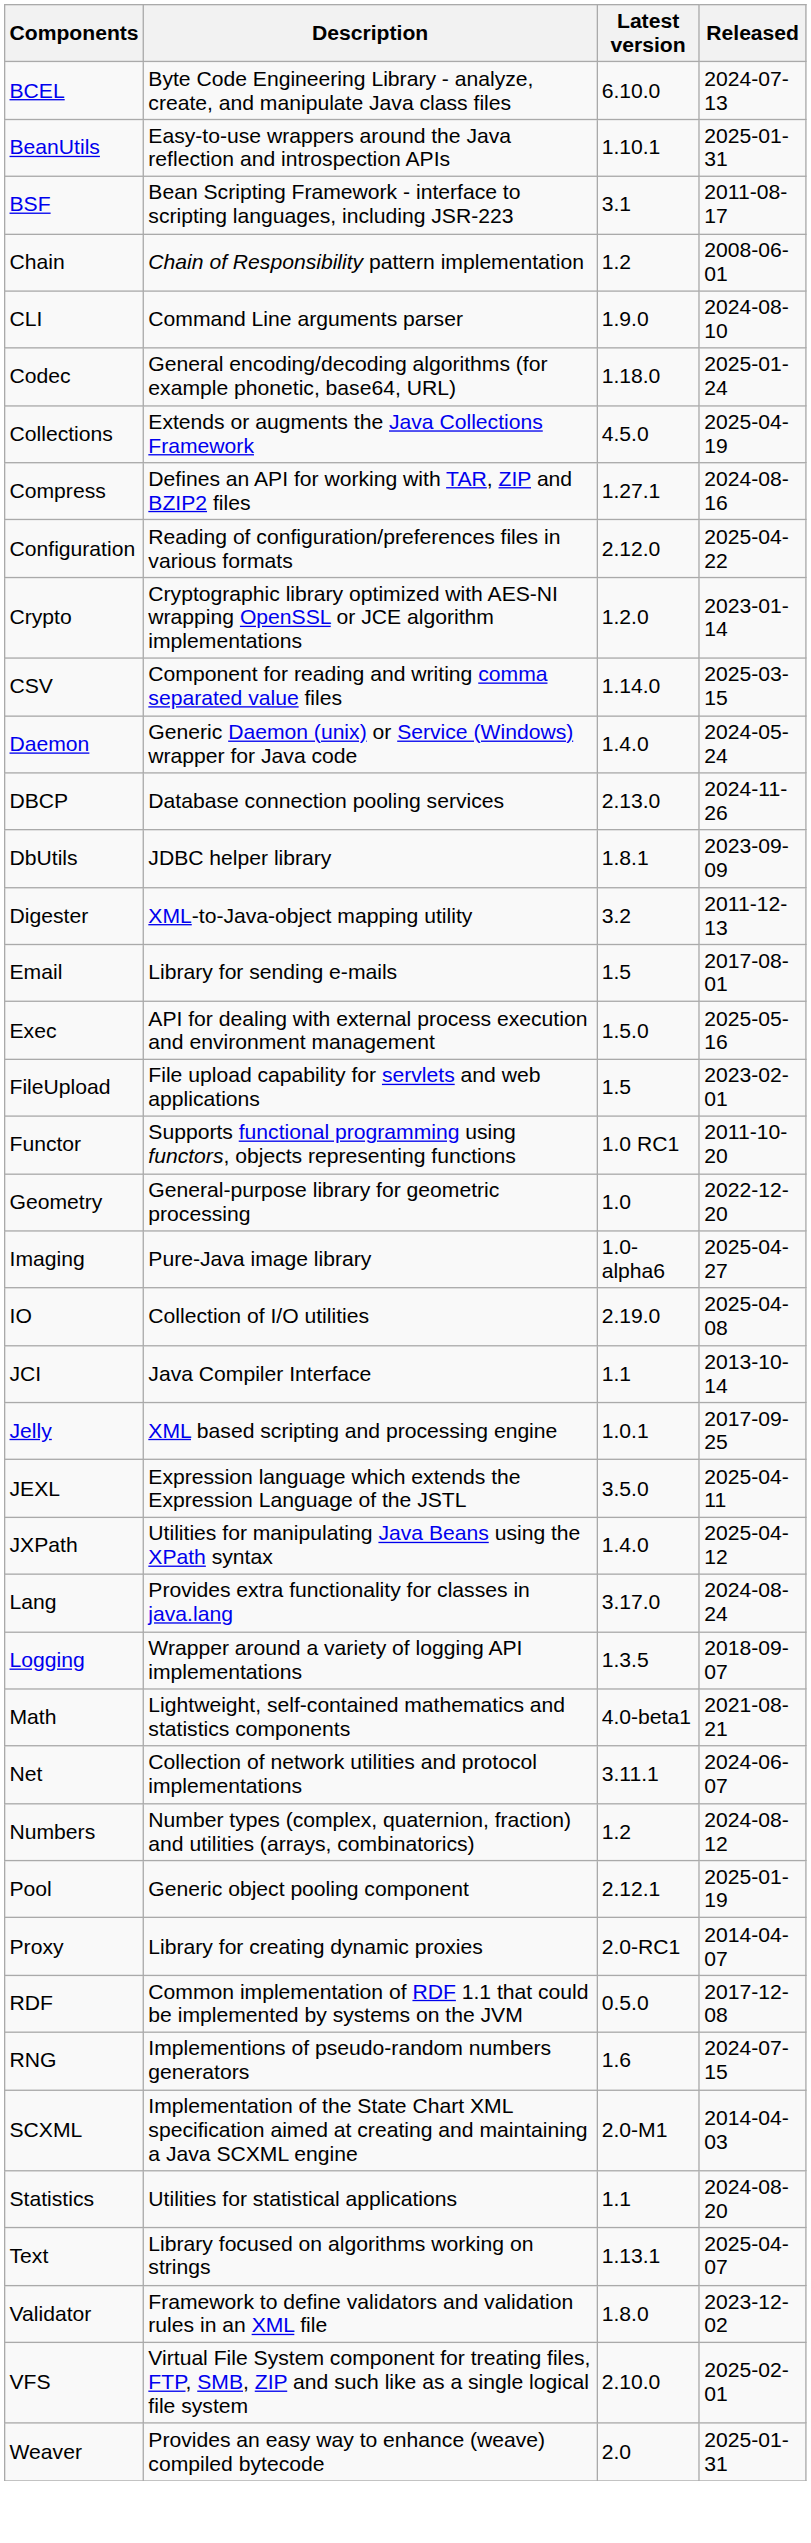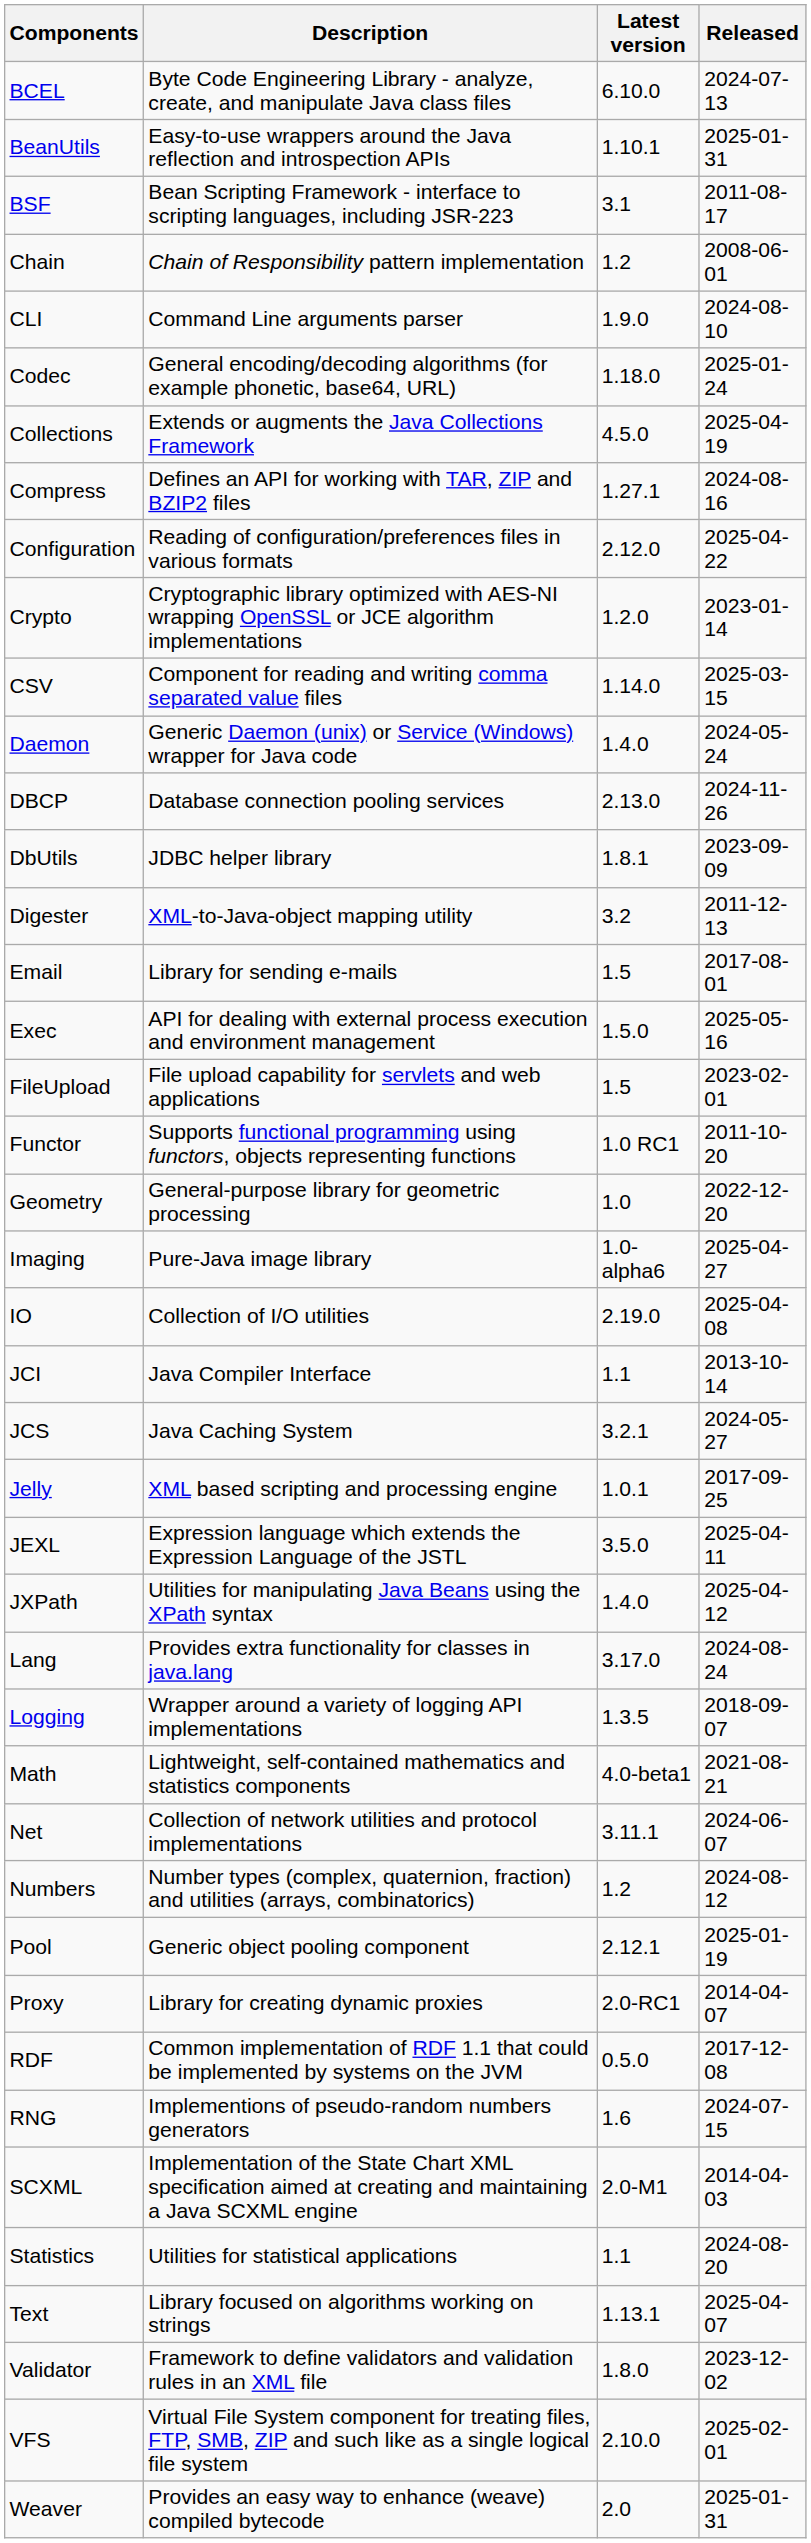+ row: (29, 1431)
